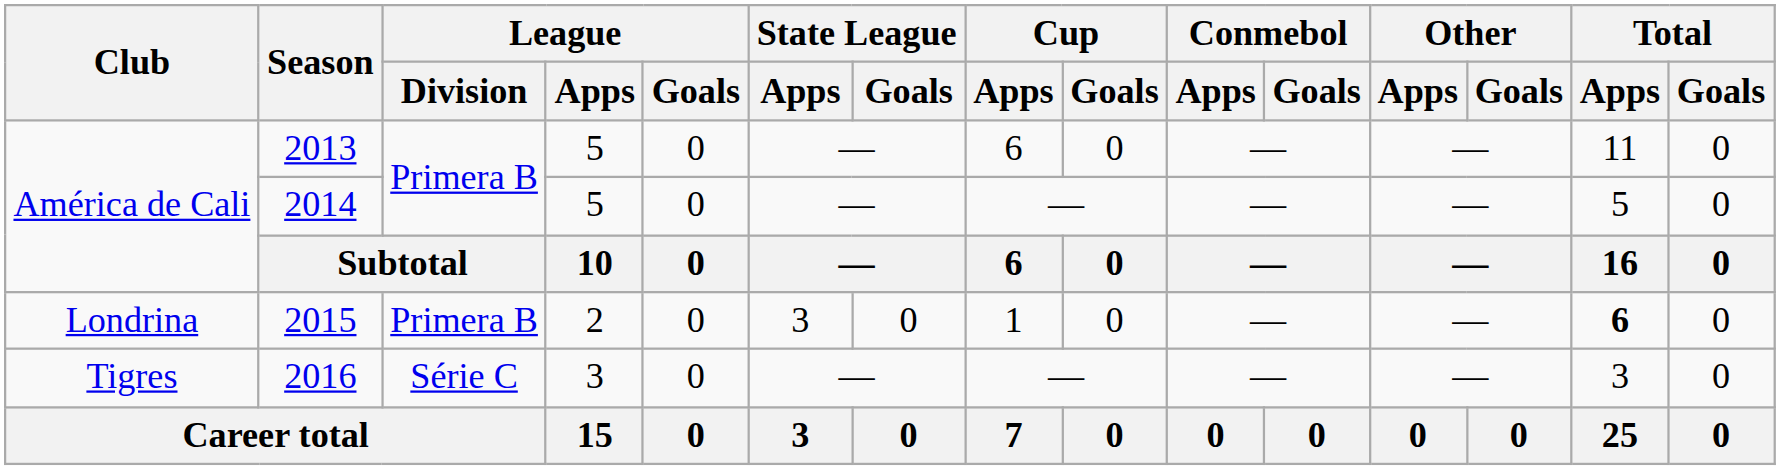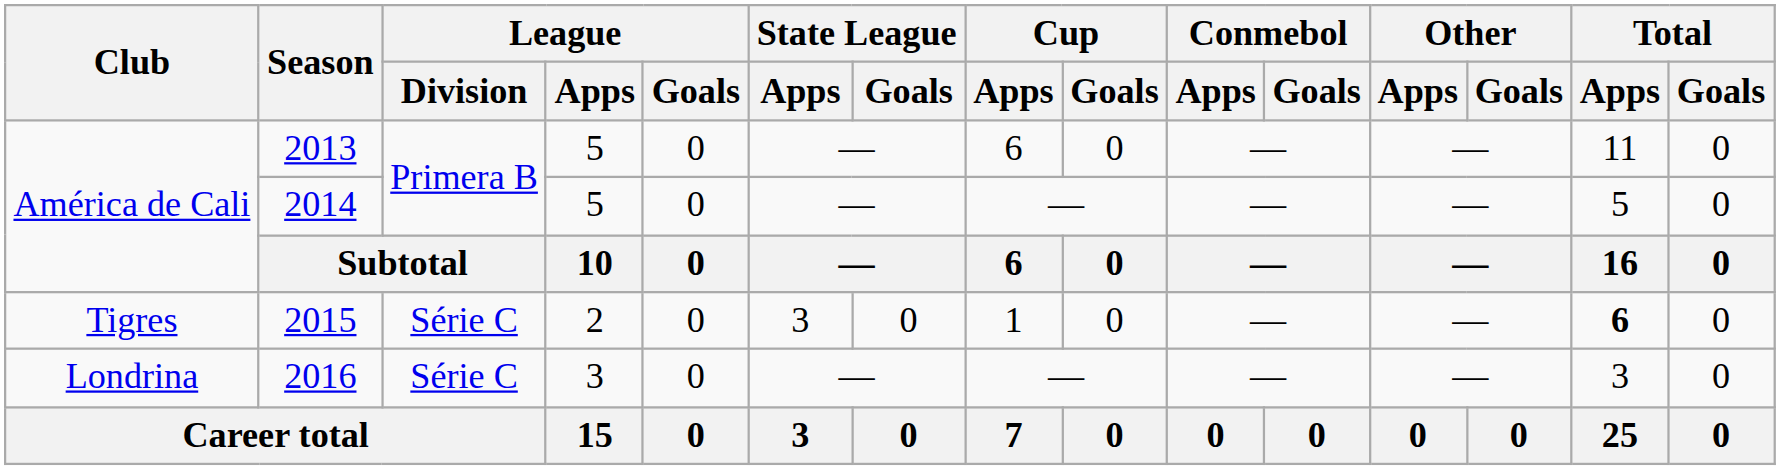(132, 319) Londrina -> (132, 319) Tigres
(464, 319) Primera B -> (464, 319) Série C
(132, 377) Tigres -> (132, 377) Londrina
